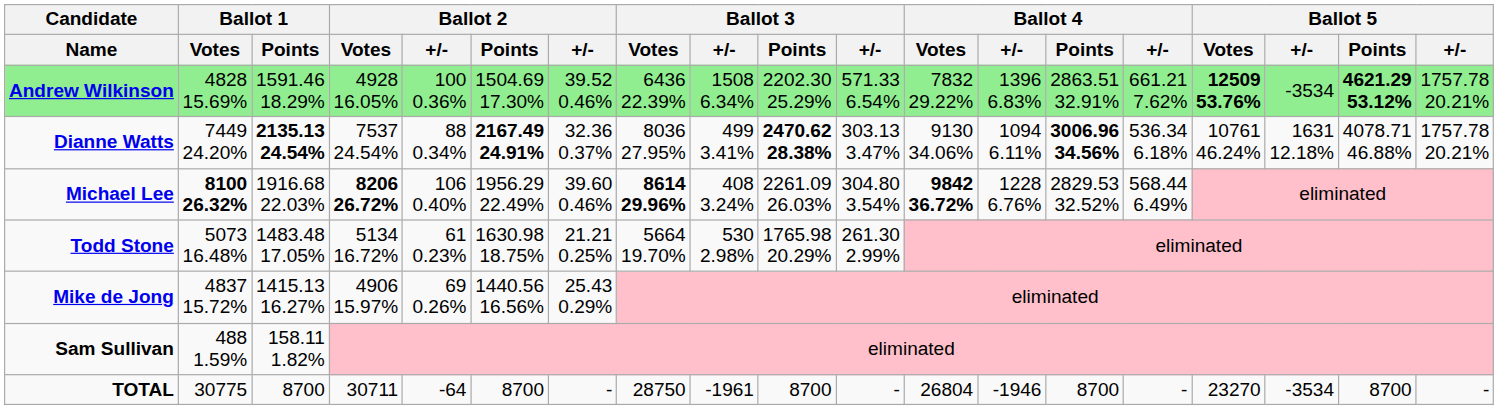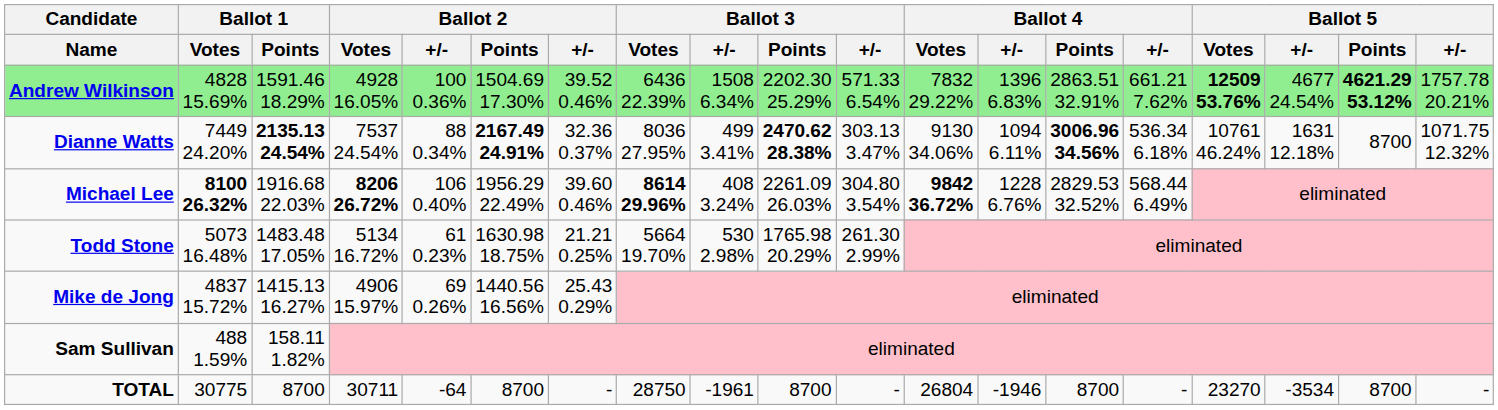(1310, 90) -3534 -> (1302, 90) 4677 24.54%
(1377, 142) 4078.71 46.88% -> (1390, 142) 8700
(1455, 142) 1757.78 20.21% -> (1455, 142) 1071.75 12.32%
